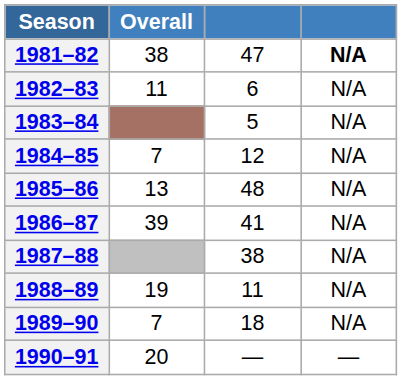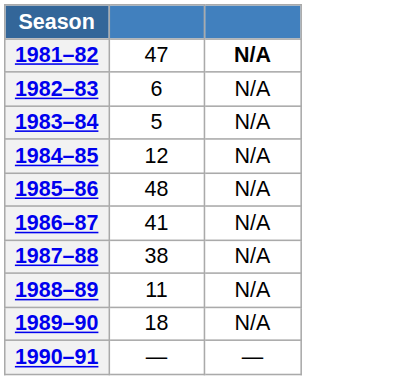- column: (156, 21)
